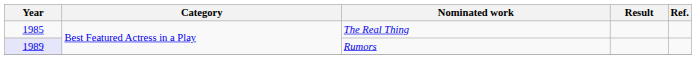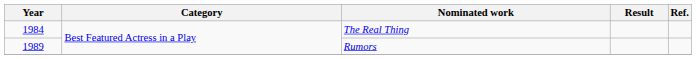(33, 29) 1985 -> (33, 29) 1984
(33, 46) lavender background -> (33, 46) no background
